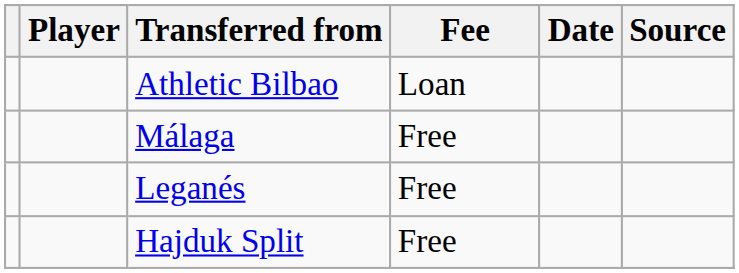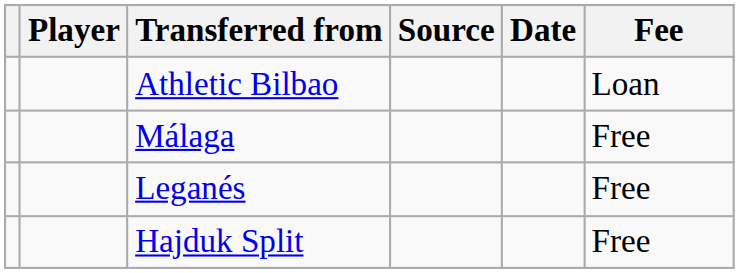columns swapped: (465, 30) <-> (678, 30)
